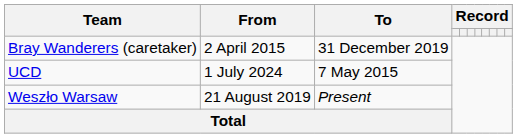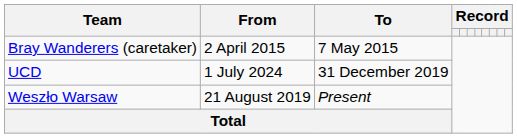(383, 48) 31 December 2019 -> (358, 48) 7 May 2015
(358, 72) 7 May 2015 -> (383, 72) 31 December 2019
